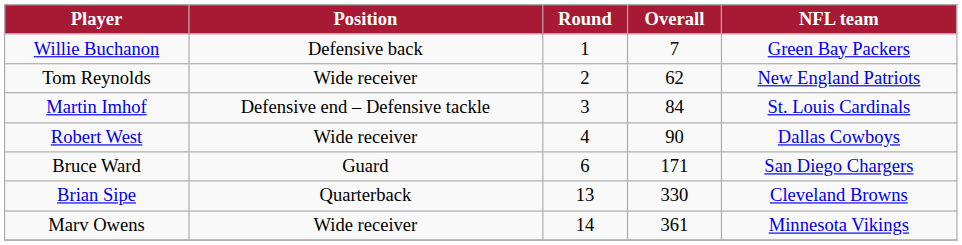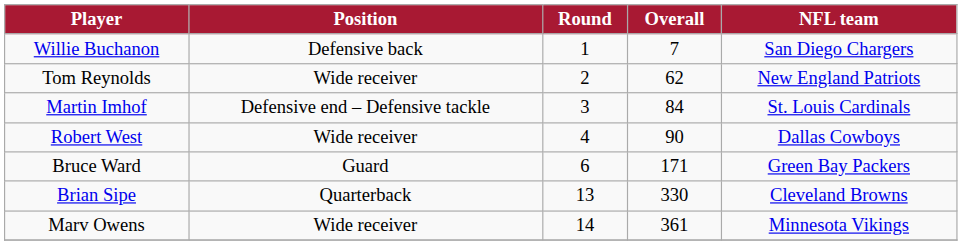(839, 48) Green Bay Packers -> (839, 48) San Diego Chargers
(839, 166) San Diego Chargers -> (839, 166) Green Bay Packers
